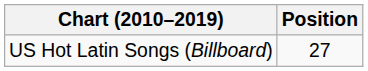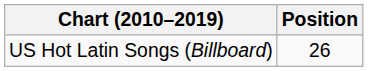(320, 50) 27 -> (320, 50) 26
